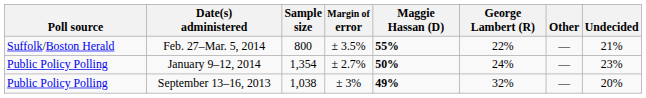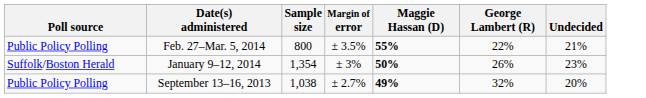- column: (564, 27)
(61, 45) Suffolk/Boston Herald -> (57, 45) Public Policy Polling
(57, 64) Public Policy Polling -> (61, 64) Suffolk/Boston Herald
(349, 64) ± 2.7% -> (349, 64) ± 3%
(503, 64) 24% -> (503, 64) 26%
(349, 83) ± 3% -> (349, 83) ± 2.7%
